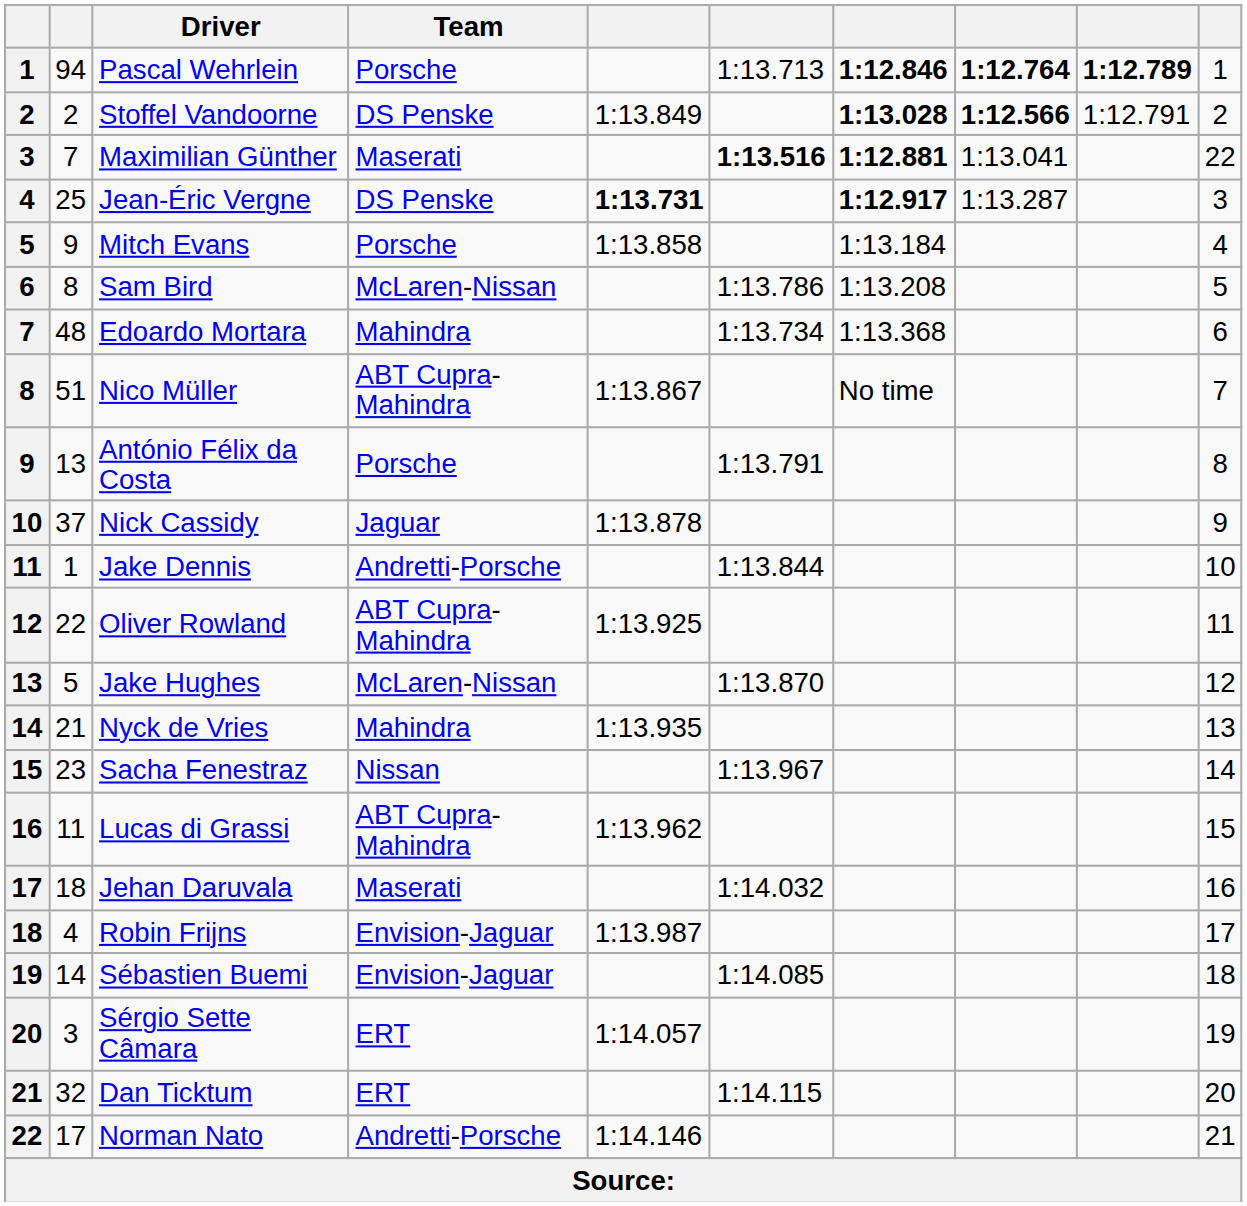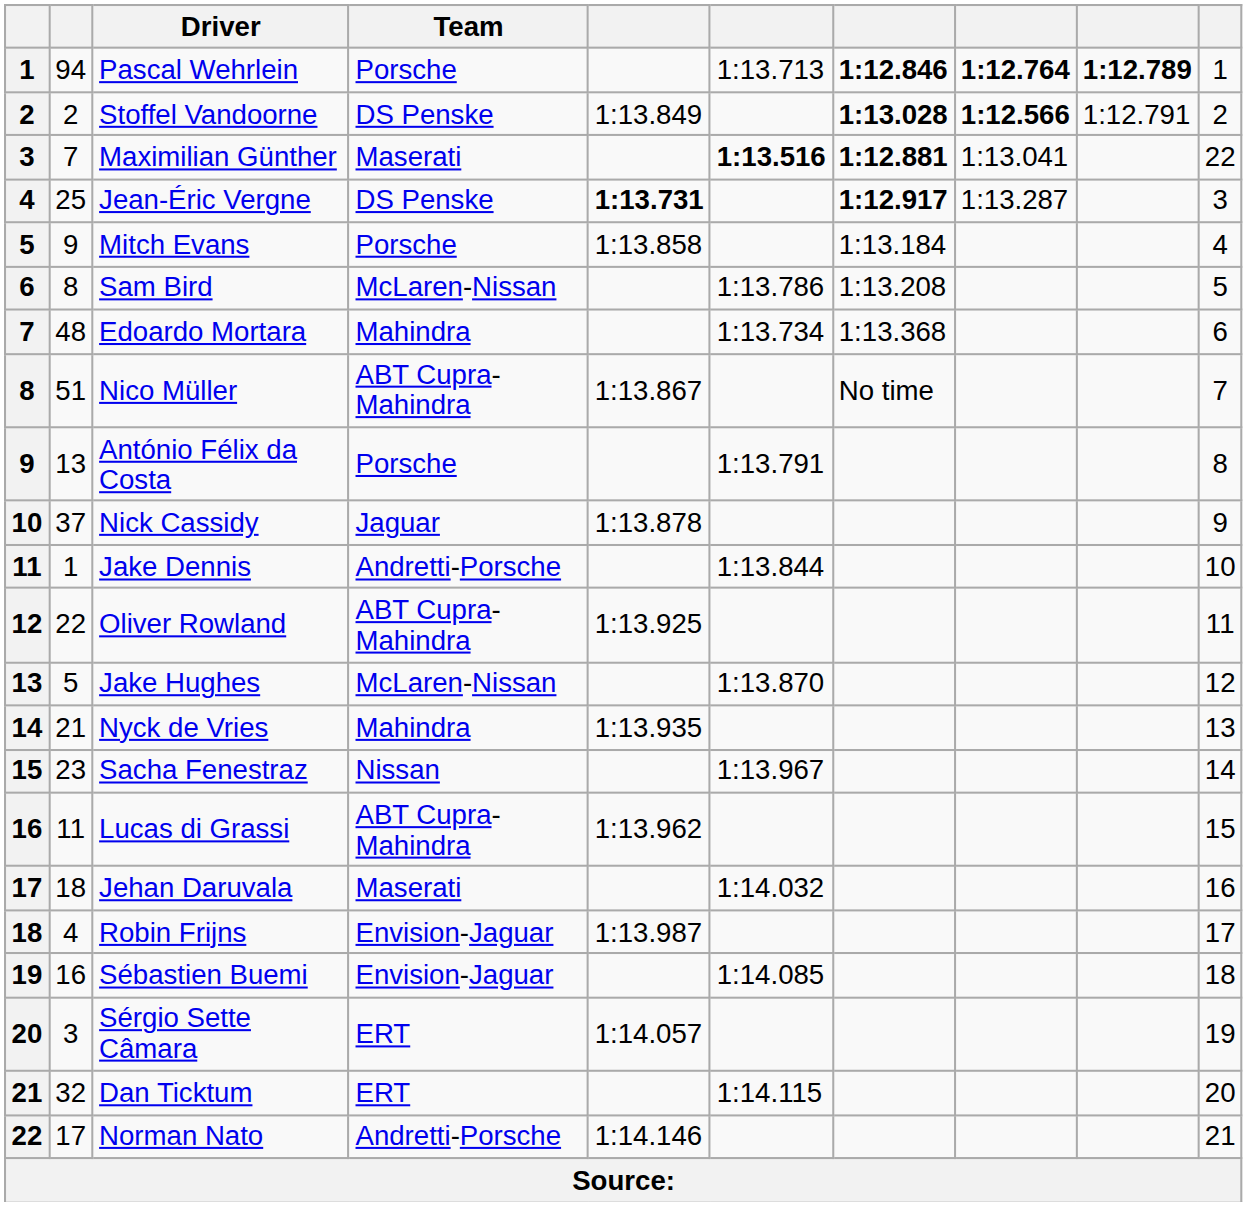(71, 975) 14 -> (71, 975) 16
